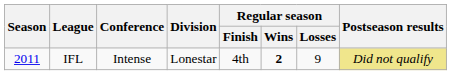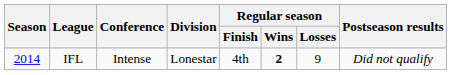(27, 59) 2011 -> (27, 59) 2014
(393, 59) khaki background -> (393, 59) no background
